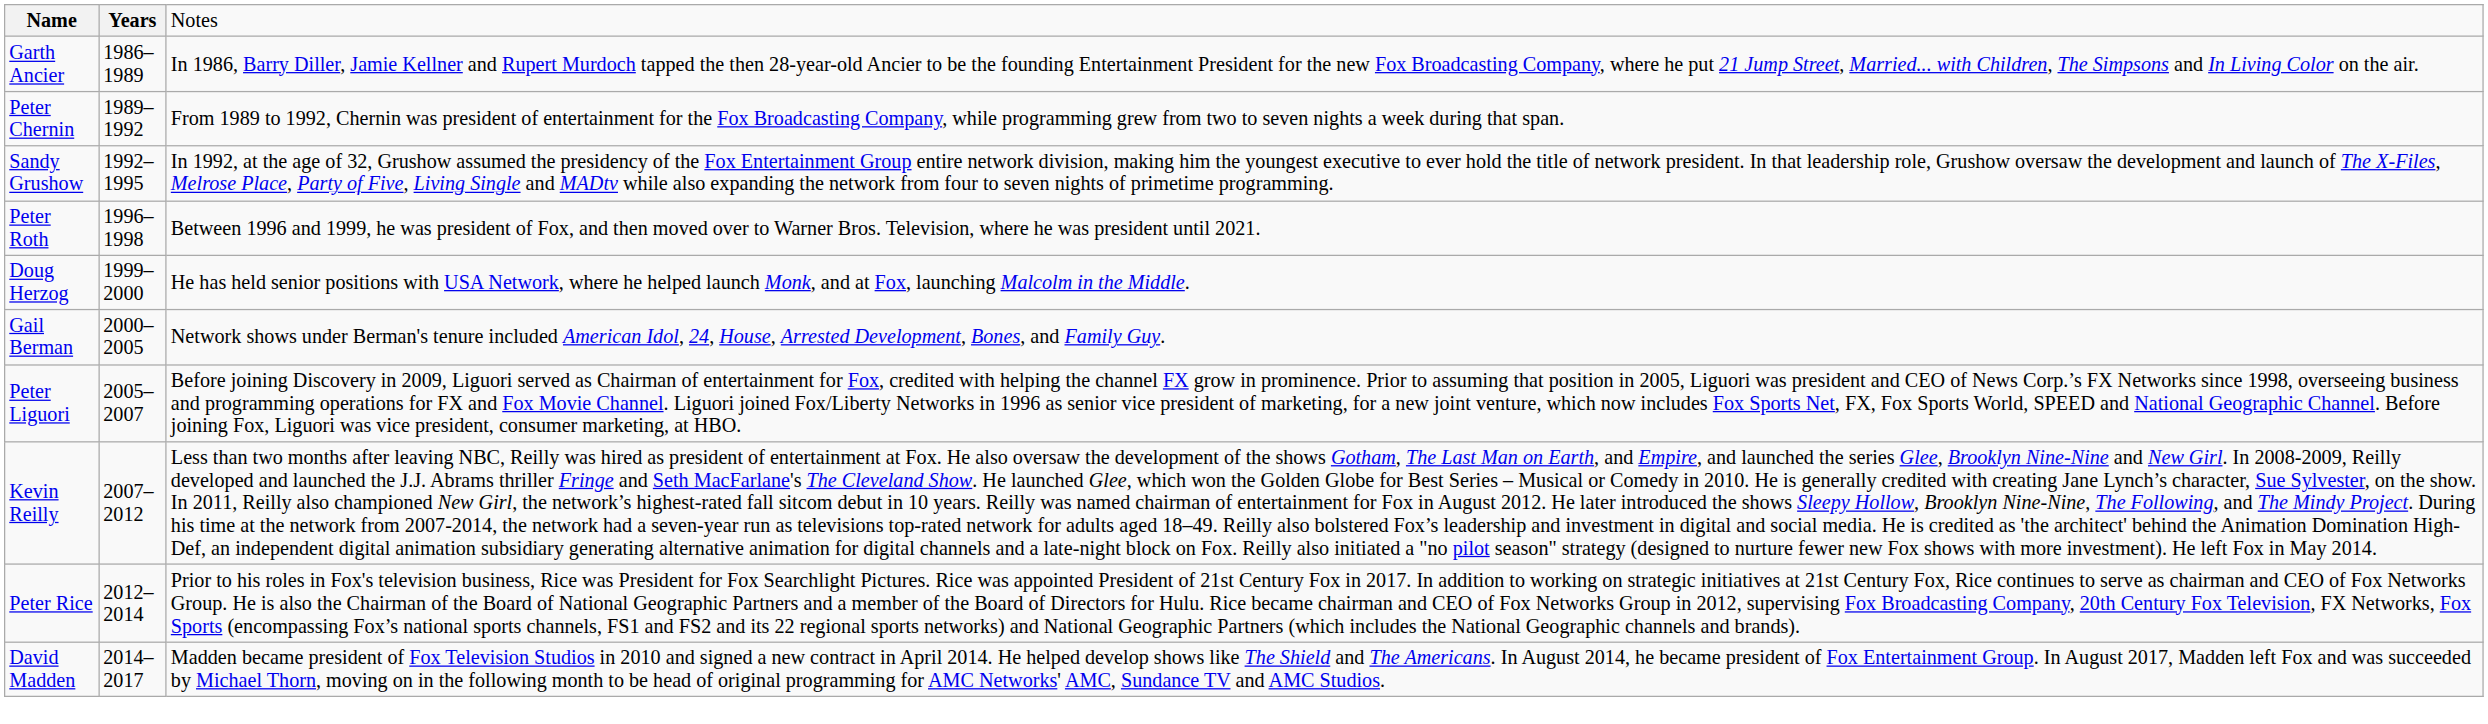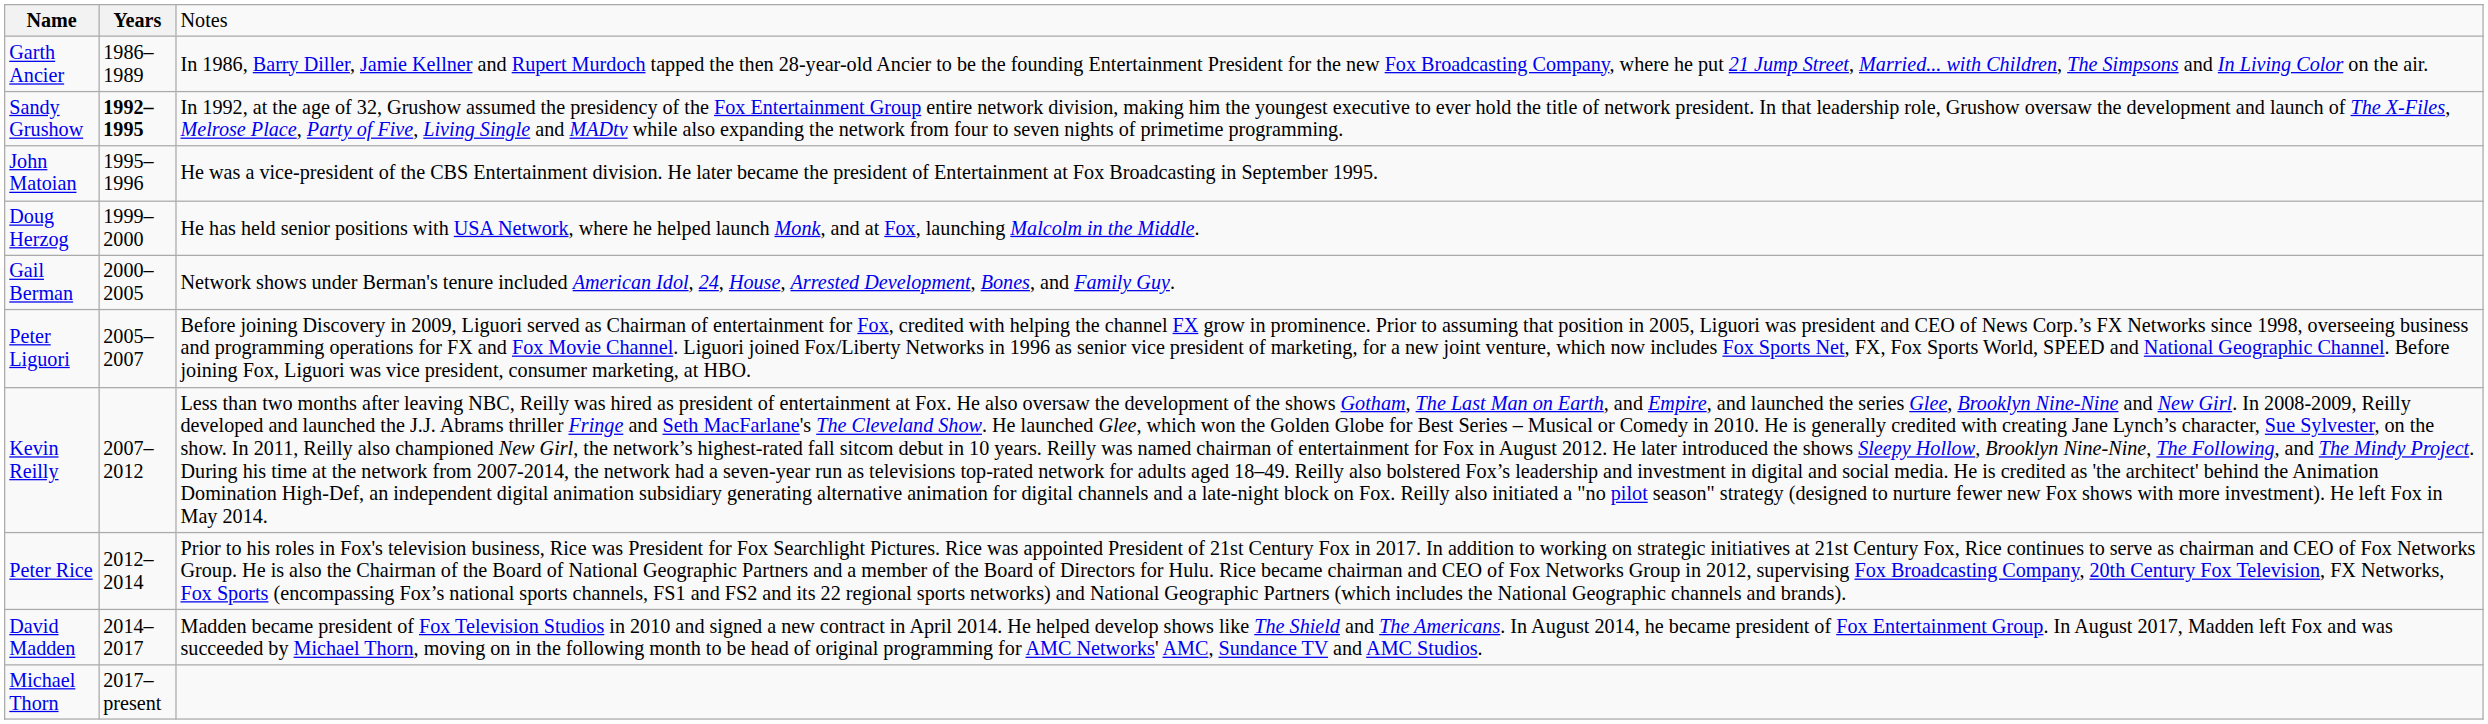- row: (42, 118)
(128, 173) normal -> (128, 118) bold
+ row: (43, 173)
- row: (30, 227)
+ row: (42, 691)
